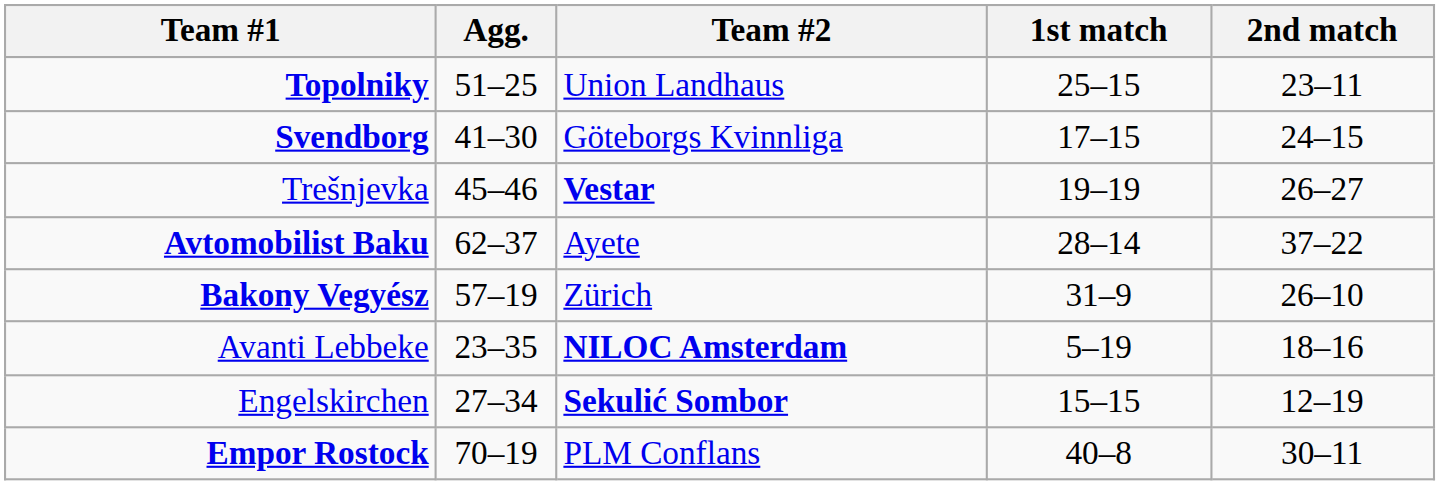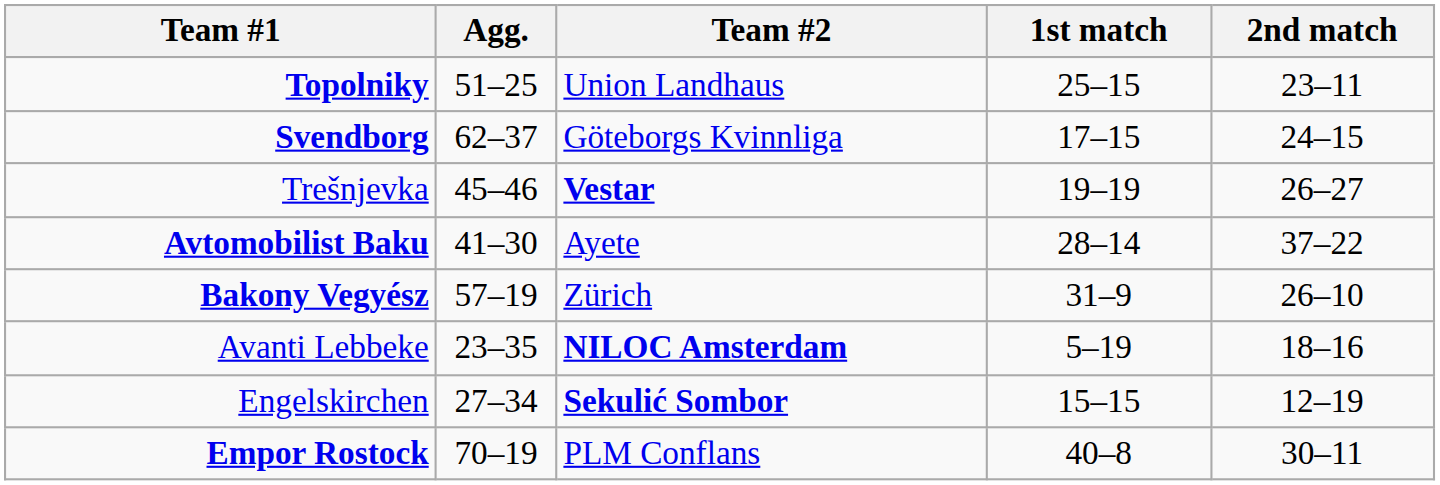(496, 136) 41–30 -> (496, 136) 62–37
(496, 242) 62–37 -> (496, 242) 41–30
